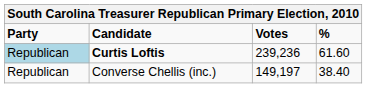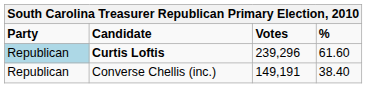(278, 53) 239,236 -> (278, 53) 239,296
(278, 72) 149,197 -> (278, 72) 149,191
